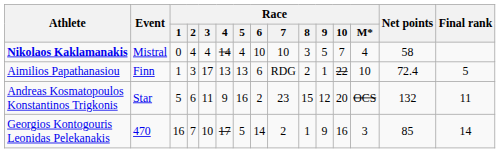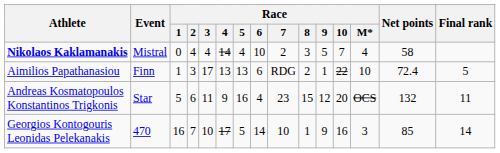(283, 52) 10 -> (283, 52) 2
(259, 98) 2 -> (259, 98) 4
(283, 131) 2 -> (283, 131) 10
